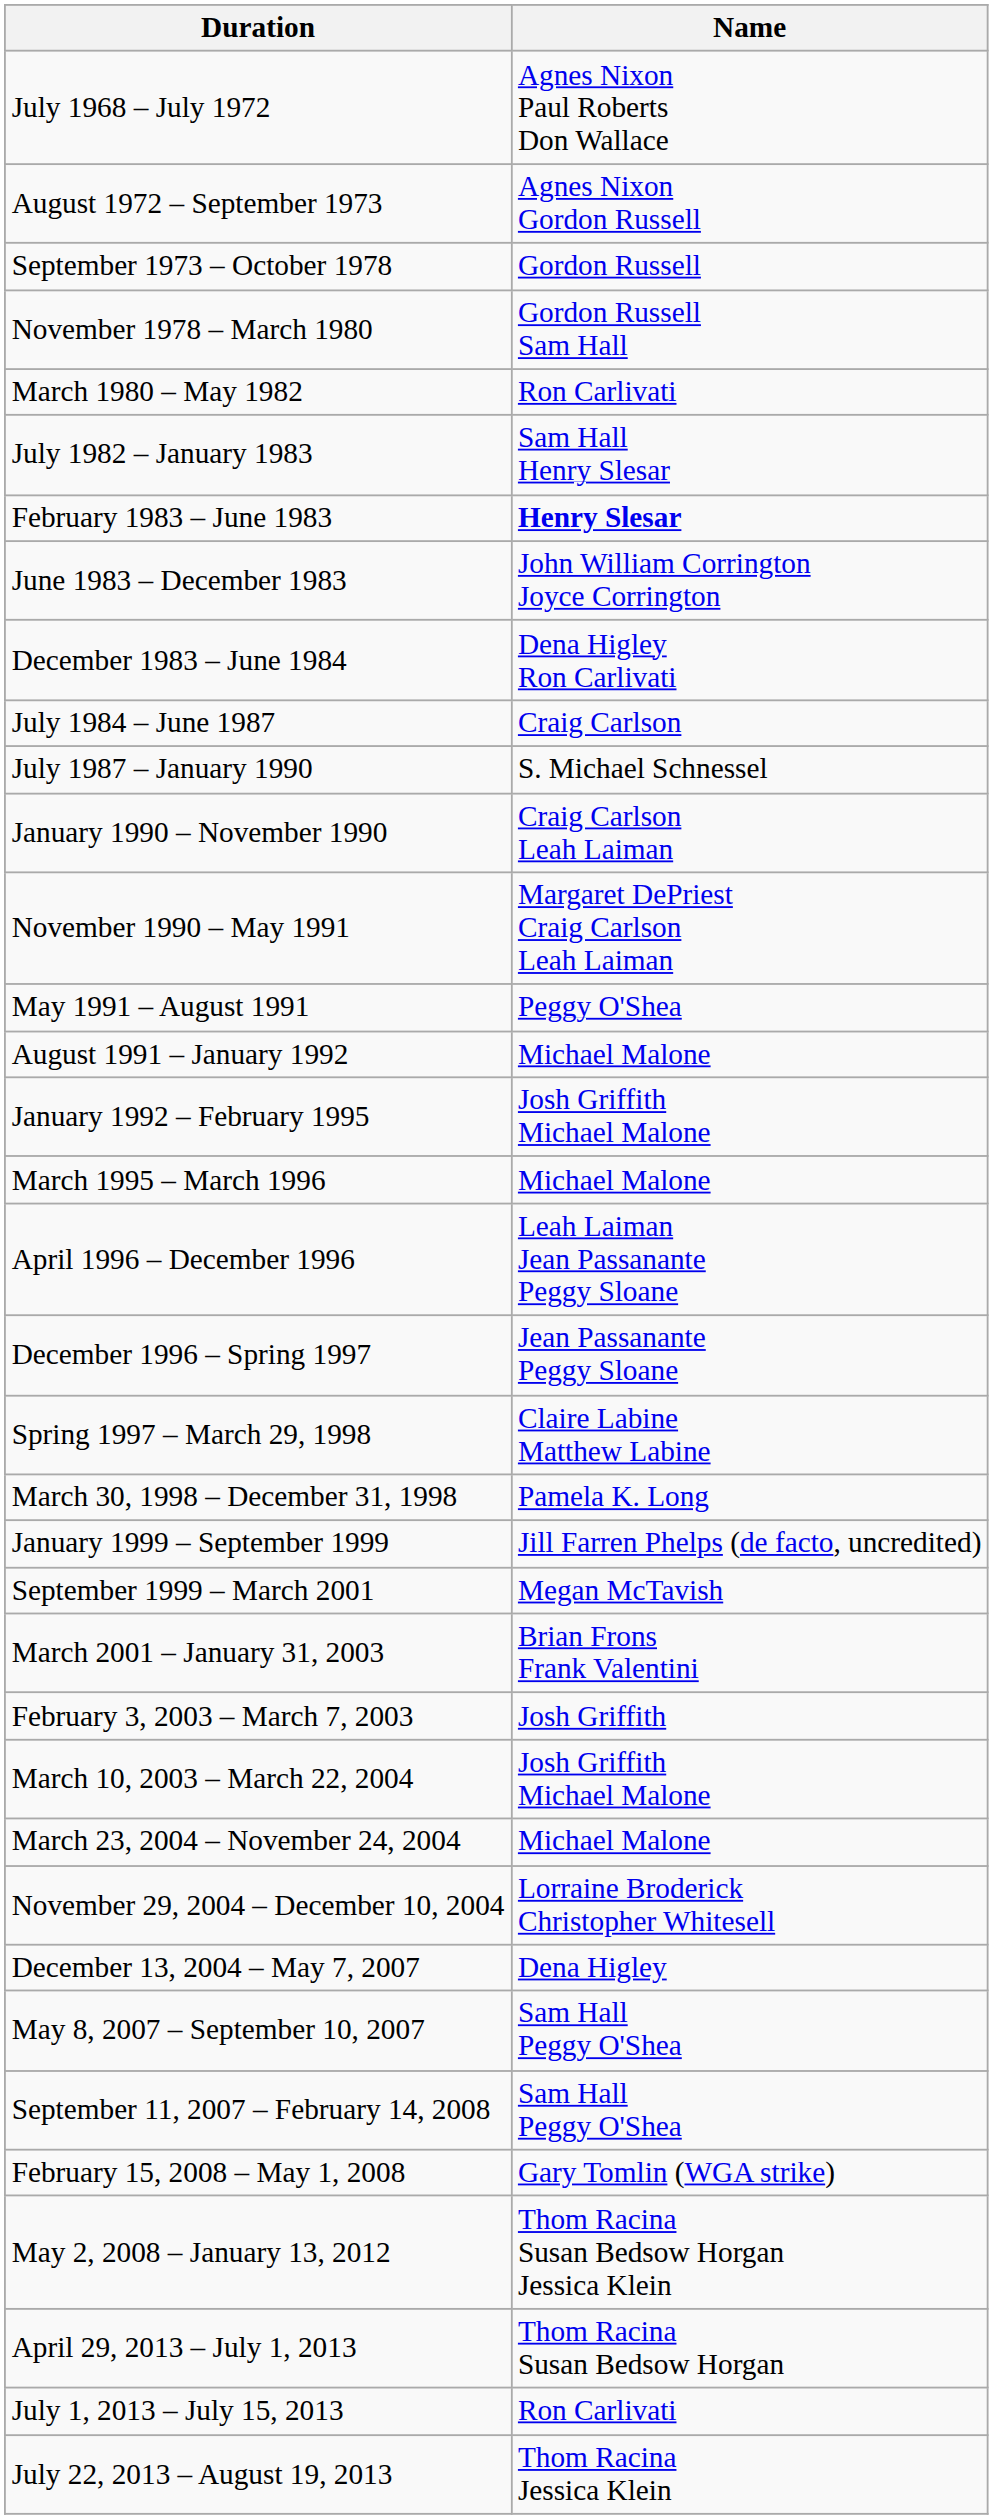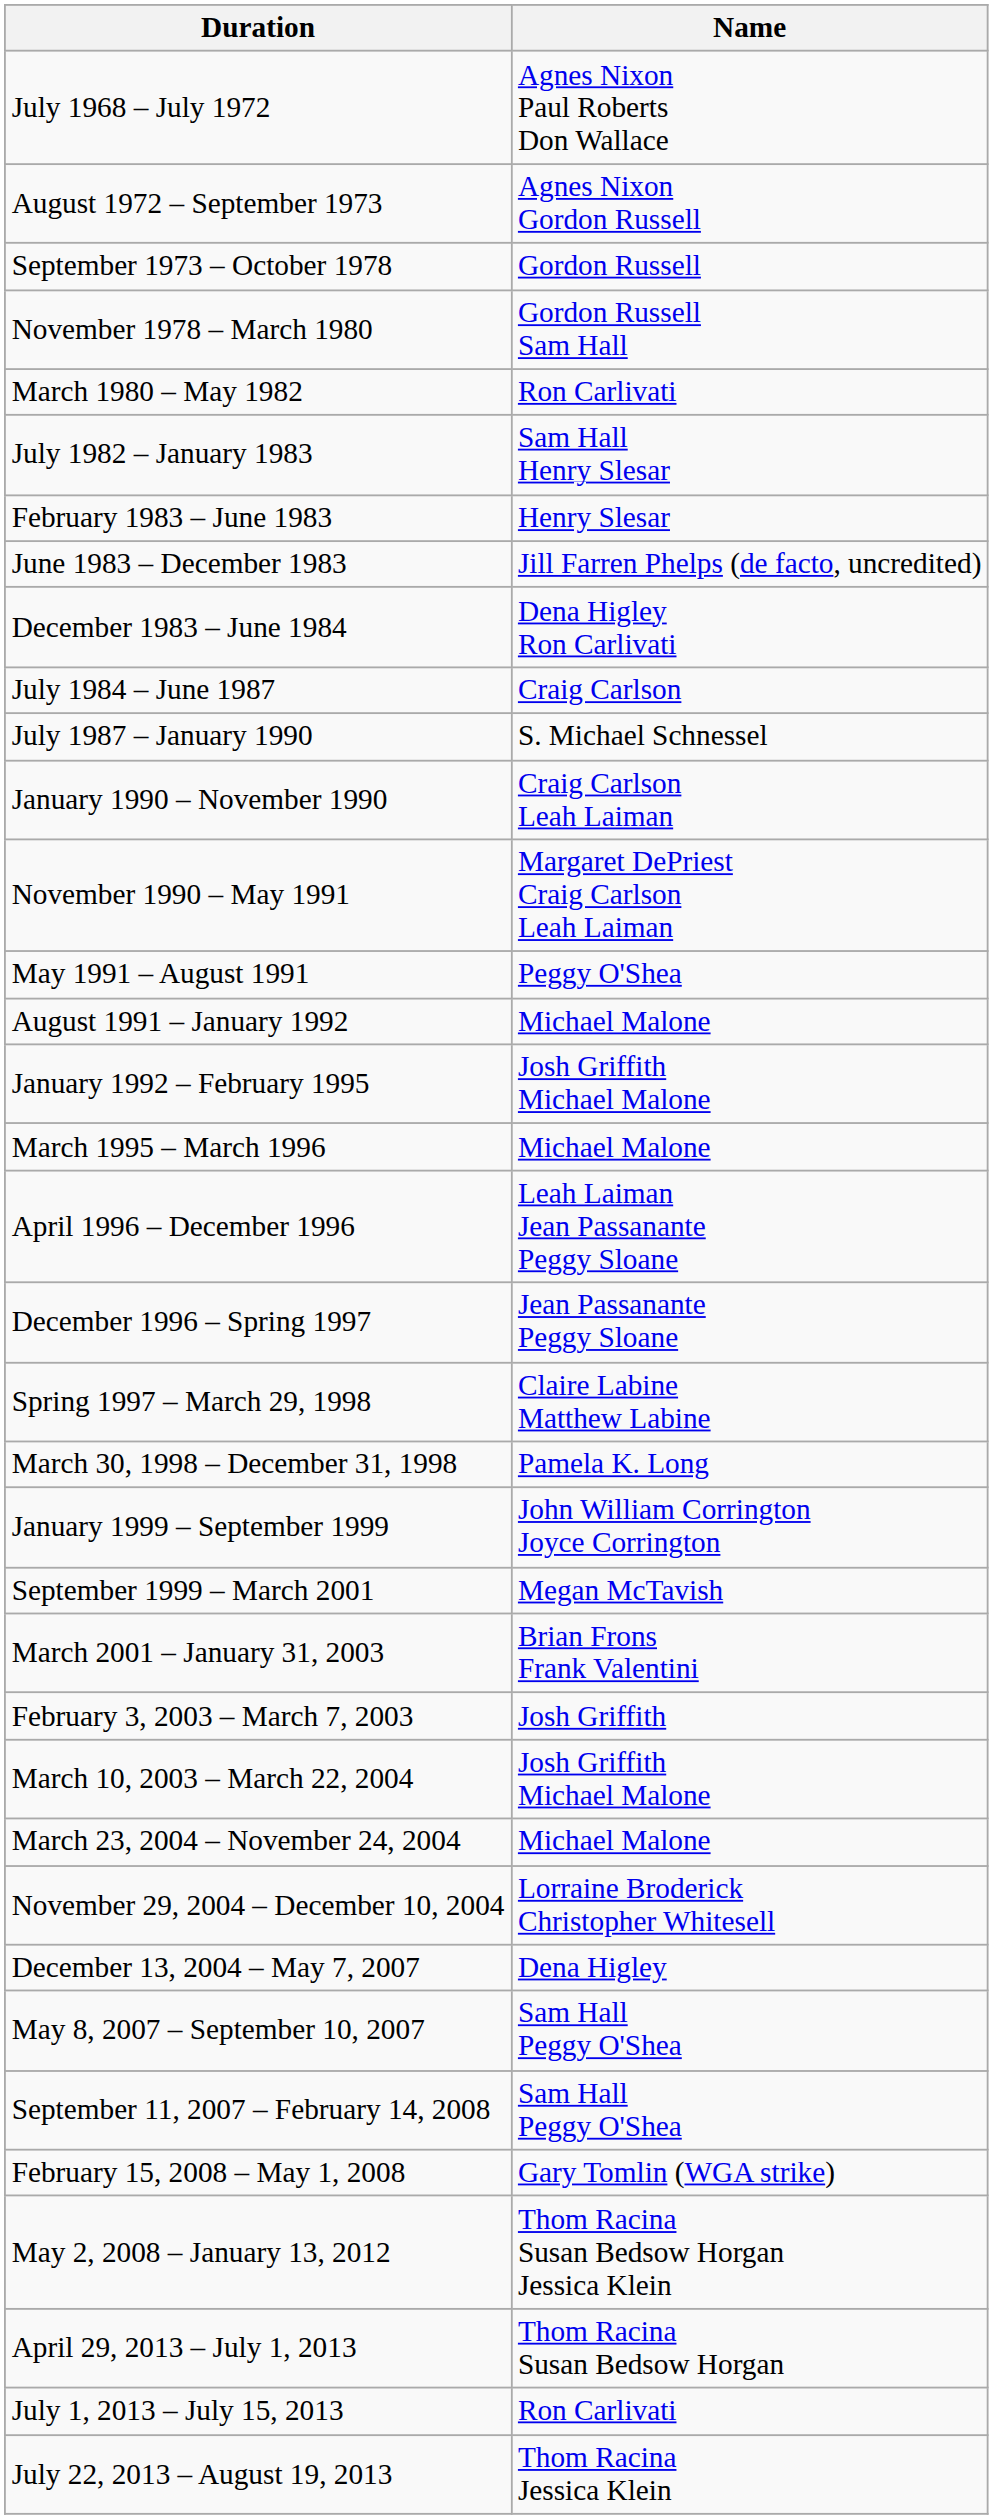(600, 517) bold -> (594, 517) normal
(664, 580) John William Corrington Joyce Corrington -> (750, 563) Jill Farren Phelps (de facto, uncredited)
(750, 1543) Jill Farren Phelps (de facto, uncredited) -> (664, 1526) John William Corrington Joyce Corrington
